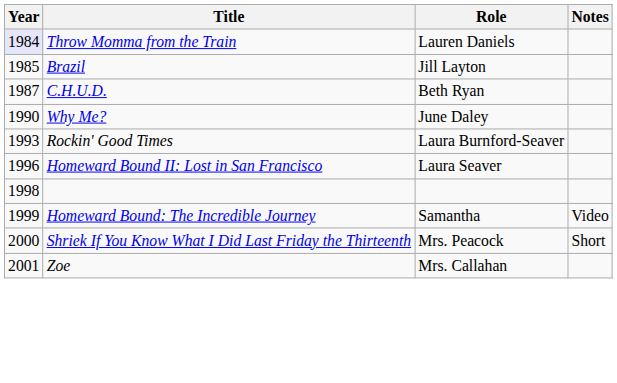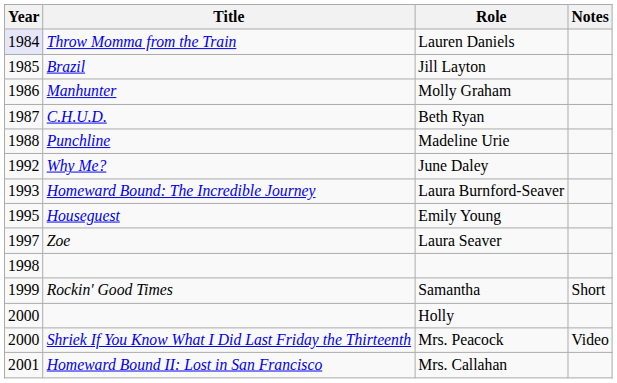+ row: (465, 91)
+ row: (464, 141)
(24, 116) 1990 -> (24, 166) 1992
(110, 141) Rockin' Good Times -> (181, 191) Homeward Bound: The Incredible Journey
+ row: (460, 215)
(24, 166) 1996 -> (24, 240) 1997
(184, 166) Homeward Bound II: Lost in San Francisco -> (58, 240) Zoe
(181, 215) Homeward Bound: The Incredible Journey -> (110, 290) Rockin' Good Times
(590, 215) Video -> (588, 290) Short
+ row: (436, 315)
(588, 240) Short -> (590, 340) Video
(58, 265) Zoe -> (184, 365) Homeward Bound II: Lost in San Francisco
